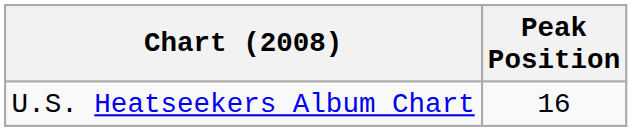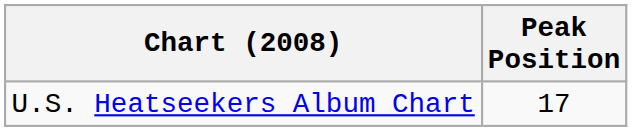(554, 104) 16 -> (554, 104) 17
